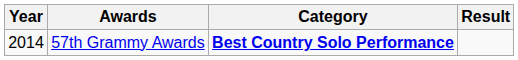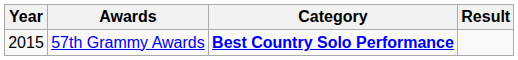(26, 42) 2014 -> (26, 42) 2015
